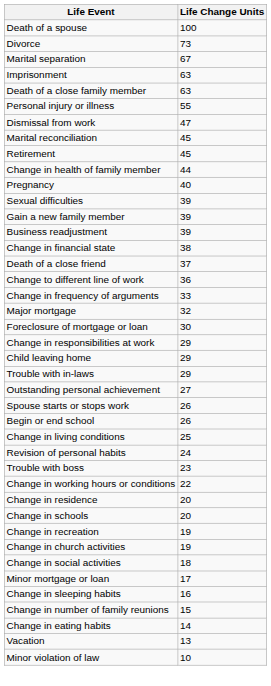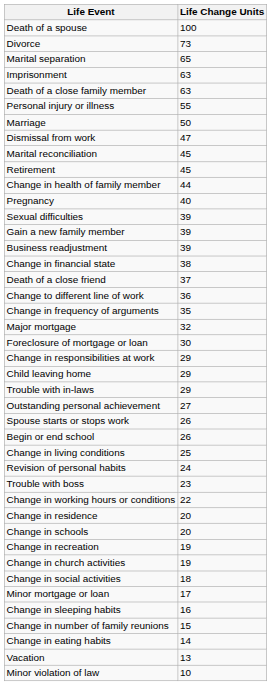(185, 59) 67 -> (185, 59) 65
+ row: (26, 122)
(185, 295) 33 -> (185, 311) 35
